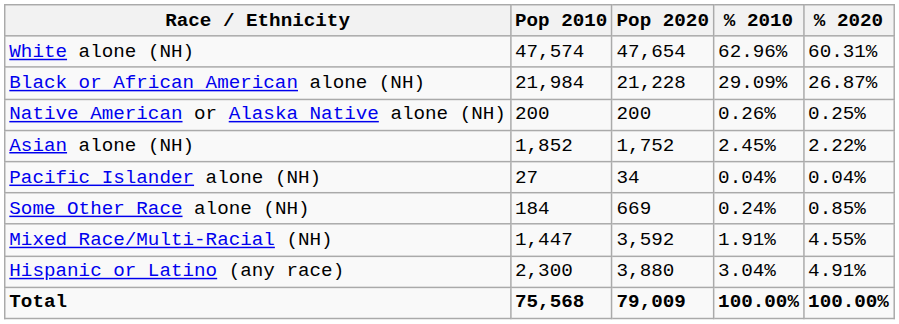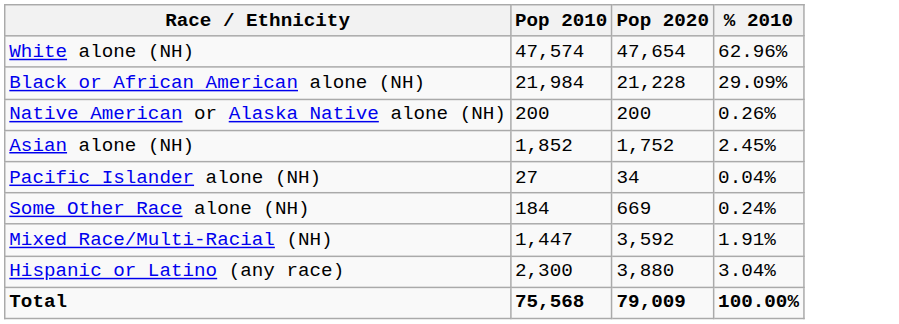- column: (848, 20)
